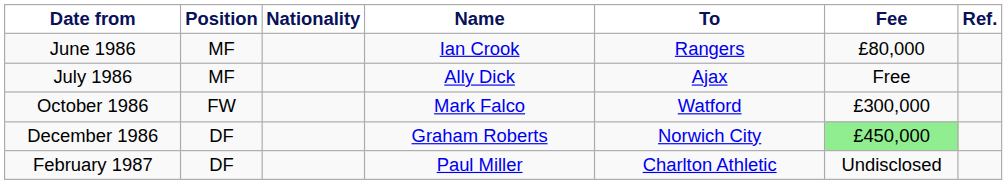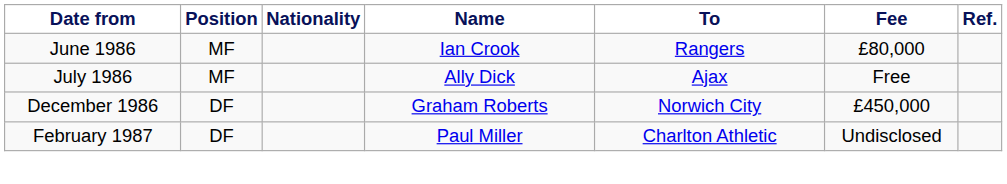- row: (93, 106)
(892, 135) lightgreen background -> (892, 106) no background
